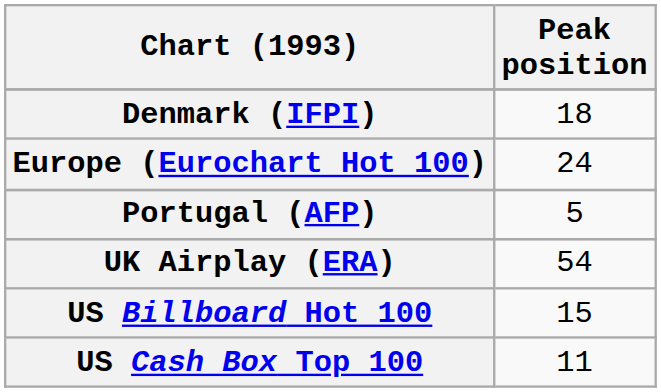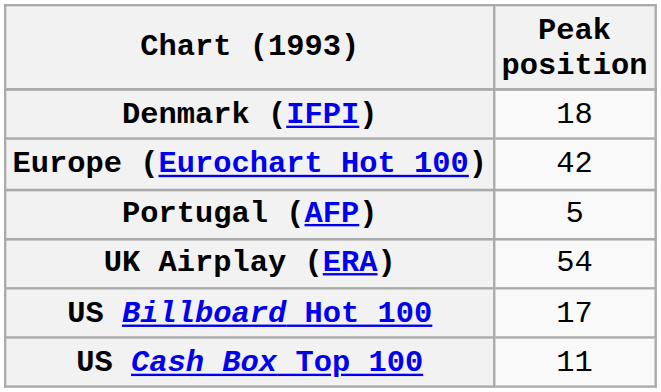(575, 164) 24 -> (575, 164) 42
(575, 313) 15 -> (575, 313) 17
